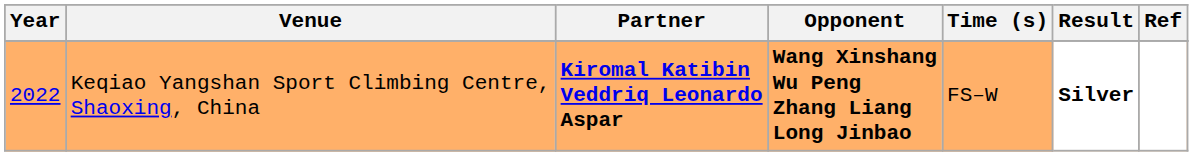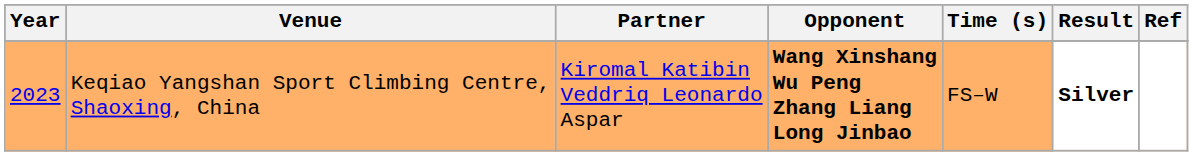(35, 95) 2022 -> (35, 95) 2023
(662, 95) bold -> (662, 95) normal
